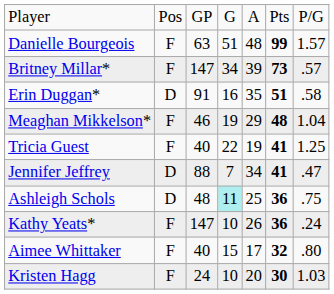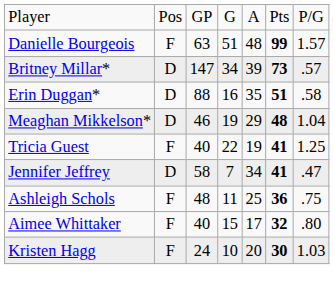(170, 69) F -> (170, 69) D
(202, 95) 91 -> (202, 95) 88
(170, 120) F -> (170, 120) D
(202, 172) 88 -> (202, 172) 58
(170, 198) D -> (170, 198) F
(230, 198) paleturquoise background -> (230, 198) no background
- row: (52, 224)
